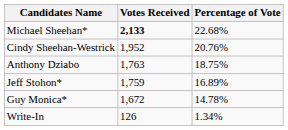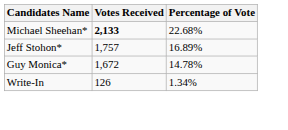- row: (61, 47)
- row: (43, 64)
(132, 82) 1,759 -> (107, 47) 1,757
